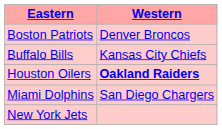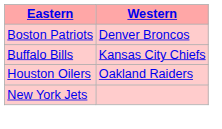(149, 74) bold -> (146, 74) normal
- row: (51, 94)
